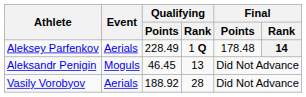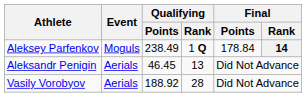(121, 49) Aerials -> (122, 49) Moguls
(162, 49) 228.49 -> (162, 49) 238.49
(238, 49) 178.48 -> (238, 49) 178.84
(122, 66) Moguls -> (121, 66) Aerials
